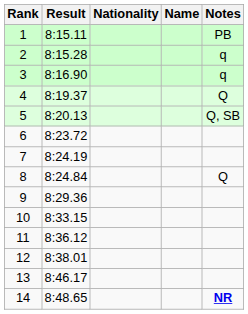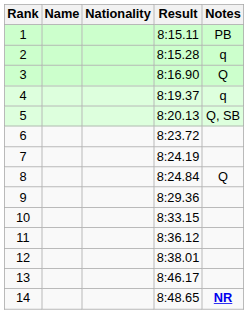columns swapped: (182, 14) <-> (66, 14)
(223, 75) q -> (223, 75) Q
(223, 95) Q -> (223, 95) q
